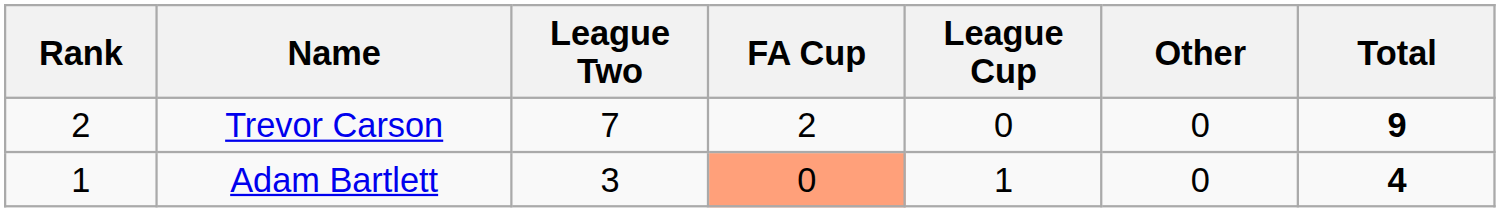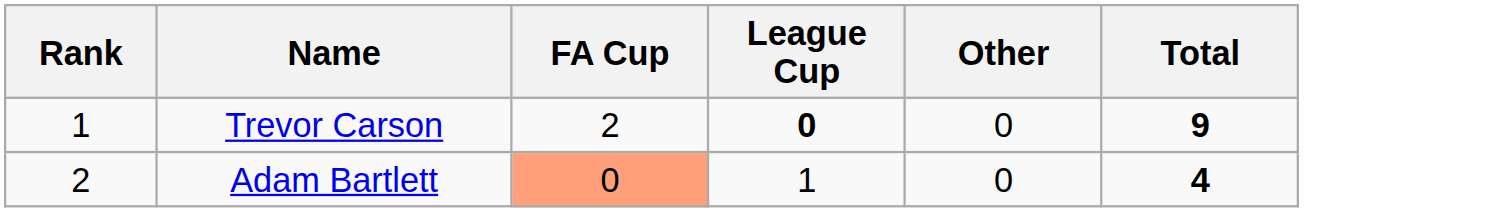- column: (610, 52)
(81, 125) 2 -> (81, 125) 1
(1004, 125) normal -> (807, 125) bold
(81, 180) 1 -> (81, 180) 2
